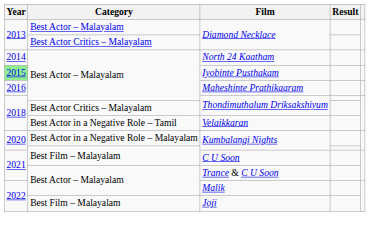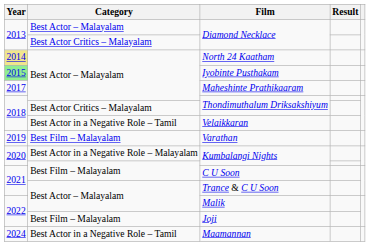(16, 57) no background -> (16, 57) khaki background
(16, 88) 2016 -> (16, 88) 2017
+ row: (75, 138)
+ row: (103, 234)
